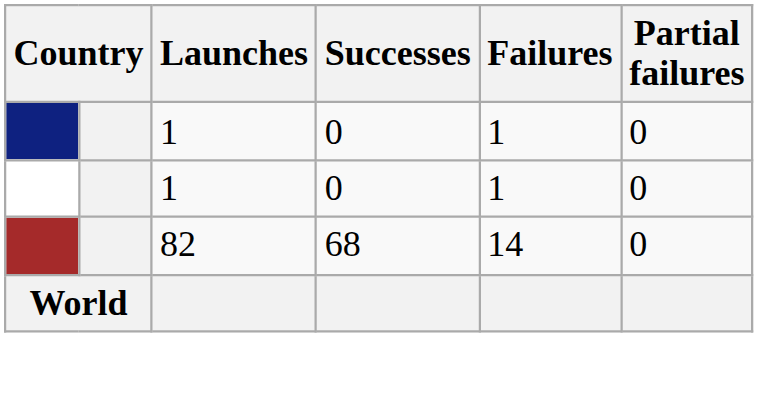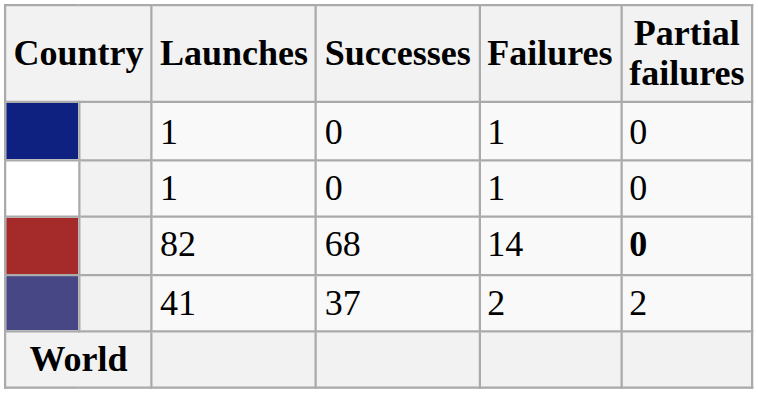(638, 244) normal -> (638, 244) bold
+ row: (178, 301)
